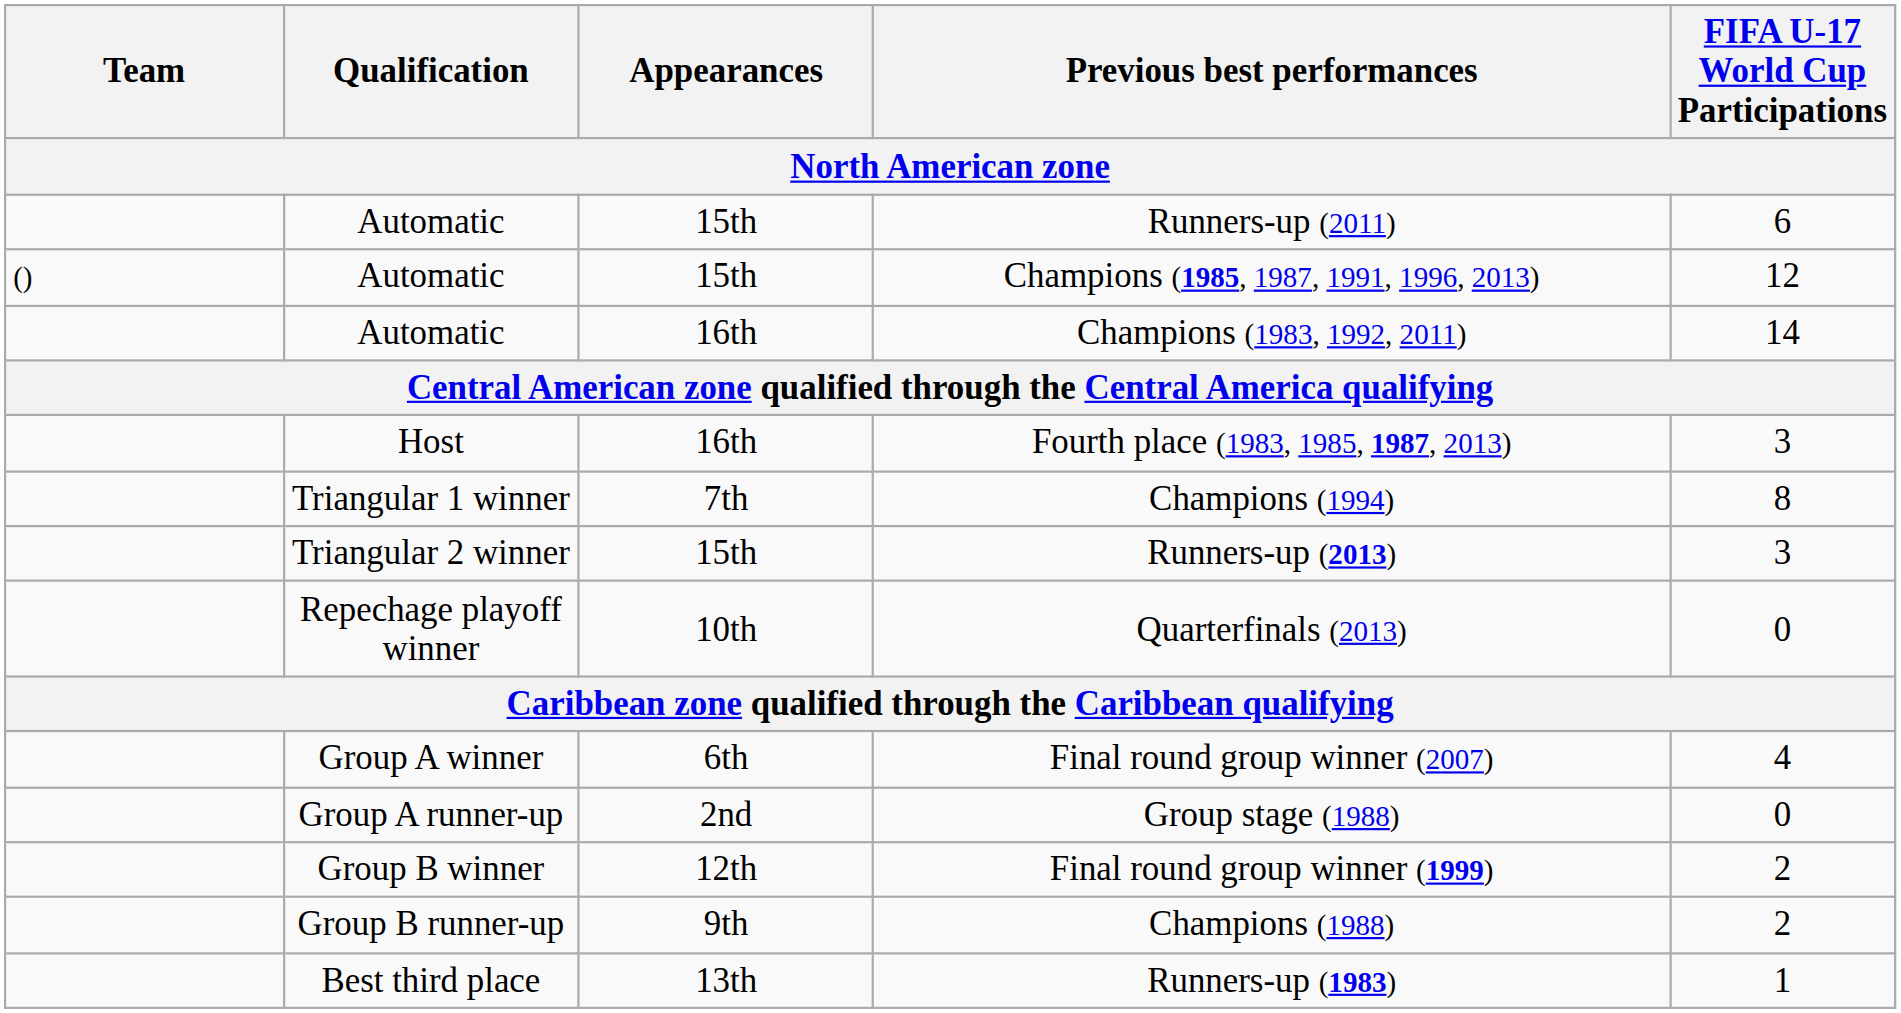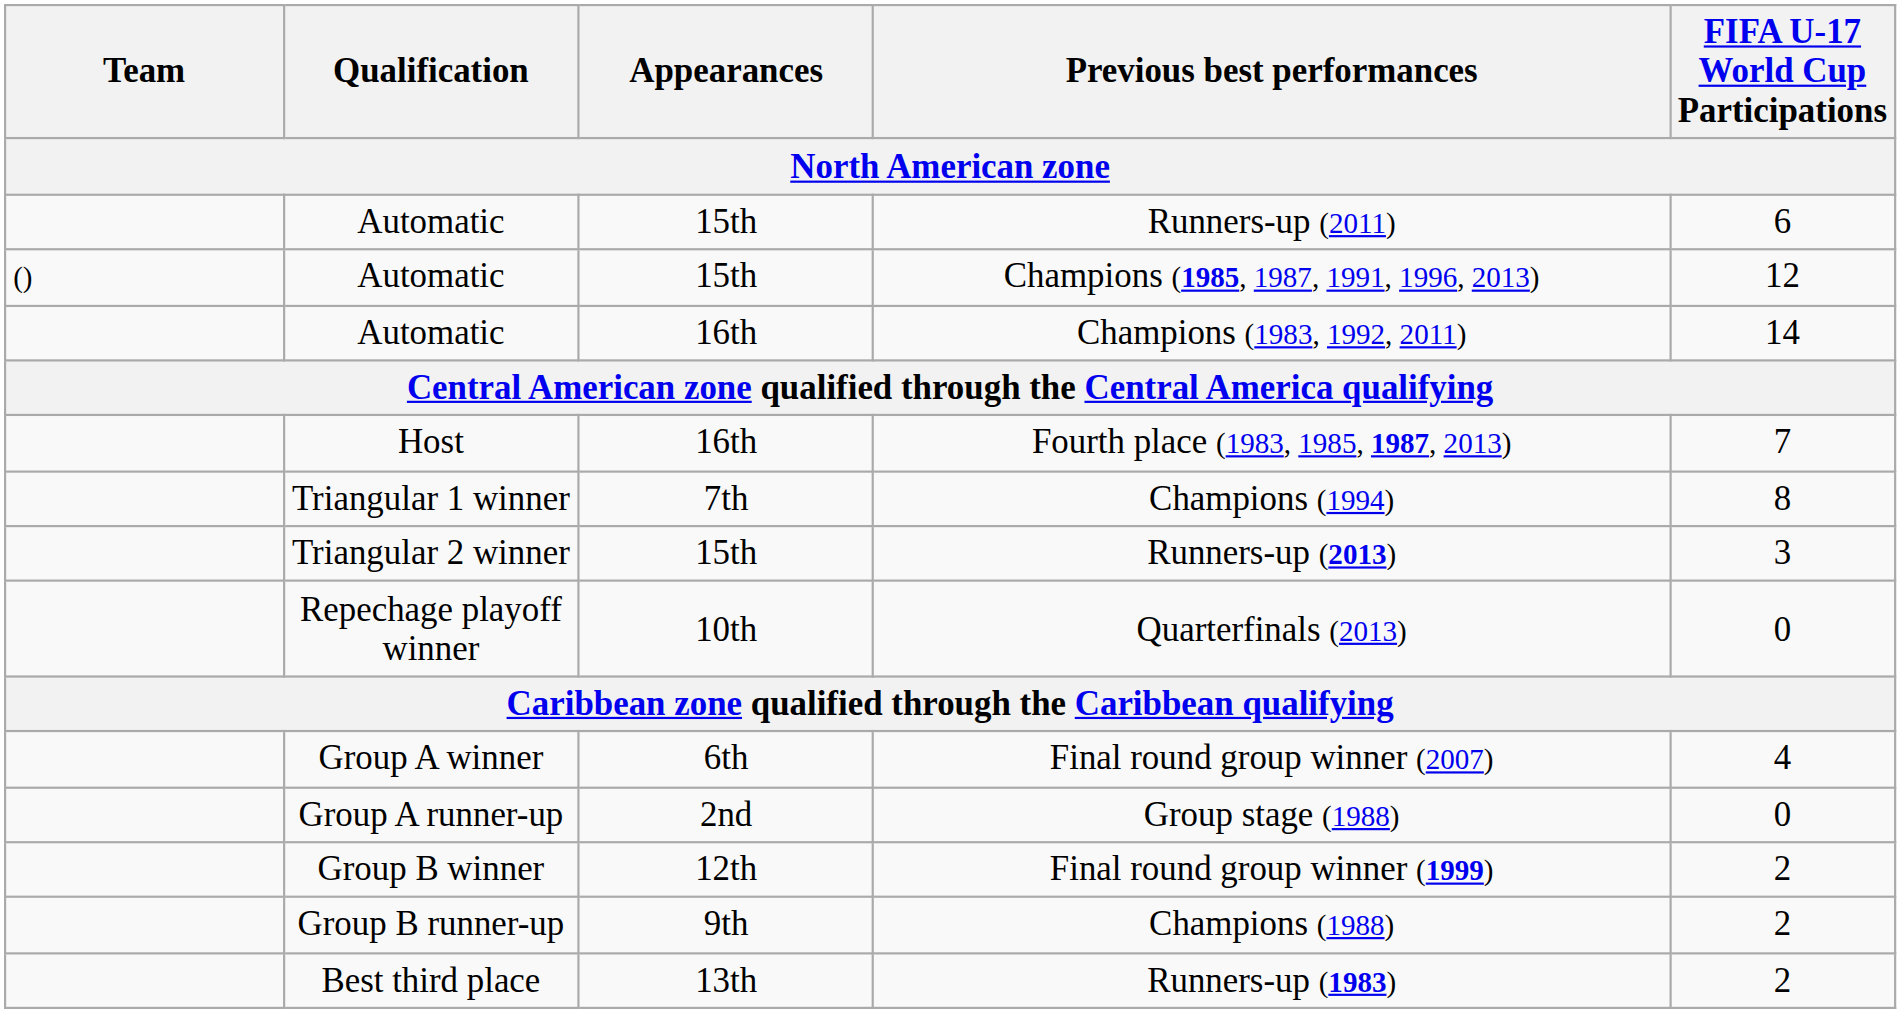(1782, 442) 3 -> (1782, 442) 7
(1782, 979) 1 -> (1782, 979) 2
